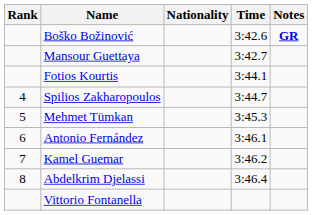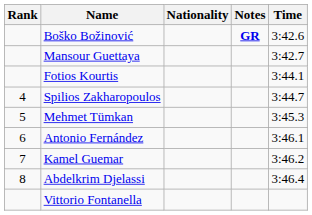columns swapped: (251, 14) <-> (289, 14)
